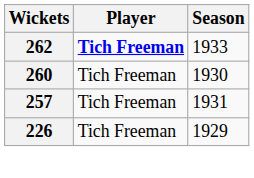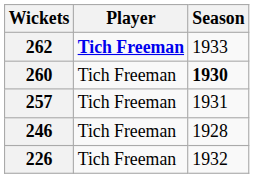(210, 74) normal -> (210, 74) bold
+ row: (39, 131)
(210, 131) 1929 -> (210, 159) 1932
